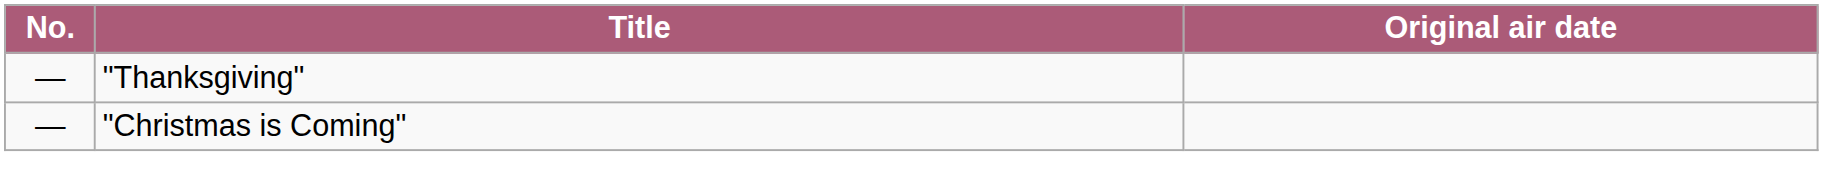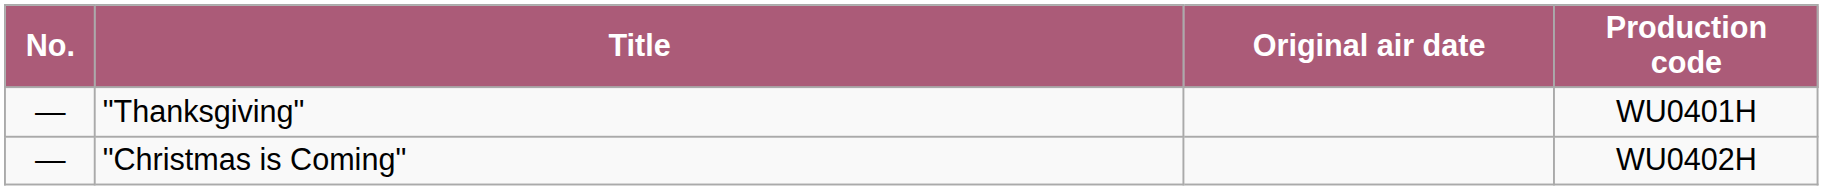+ column: (1686, 45)
